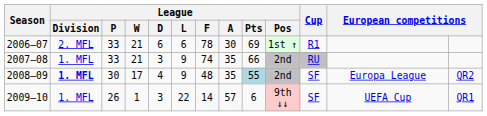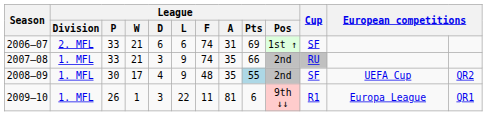(207, 44) 78 -> (207, 44) 74
(230, 44) 30 -> (230, 44) 31
(314, 44) R1 -> (314, 44) SF
(76, 76) bold -> (76, 76) normal
(388, 76) Europa League -> (388, 76) UEFA Cup
(207, 97) 14 -> (207, 97) 11
(230, 97) 57 -> (230, 97) 81
(314, 97) SF -> (314, 97) R1
(388, 97) UEFA Cup -> (388, 97) Europa League
